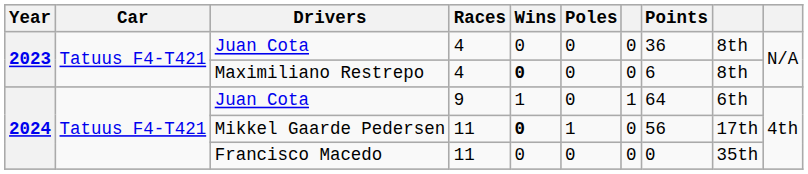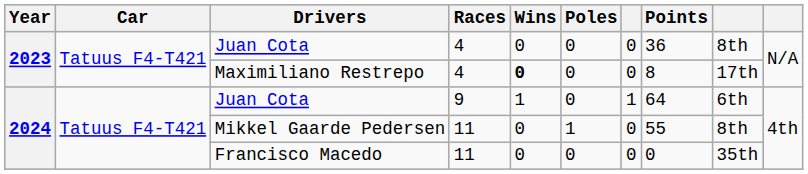(650, 74) 6 -> (650, 74) 8
(732, 74) 8th -> (737, 74) 17th
(520, 129) bold -> (520, 129) normal
(656, 129) 56 -> (656, 129) 55
(737, 129) 17th -> (732, 129) 8th
